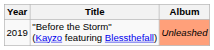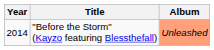(17, 32) 2019 -> (17, 32) 2014
